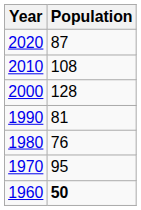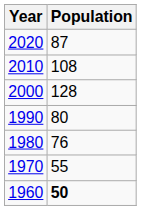(59, 117) 81 -> (59, 117) 80
(59, 167) 95 -> (59, 167) 55
